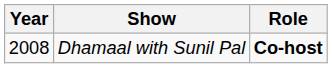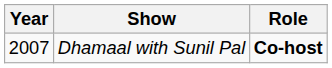(29, 47) 2008 -> (29, 47) 2007
